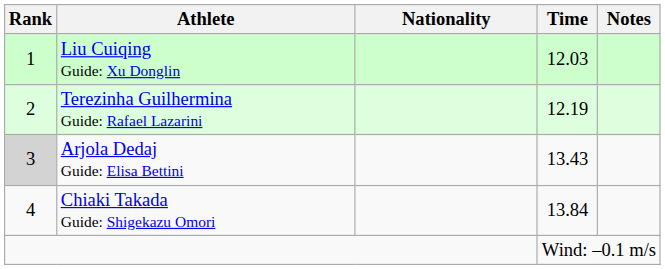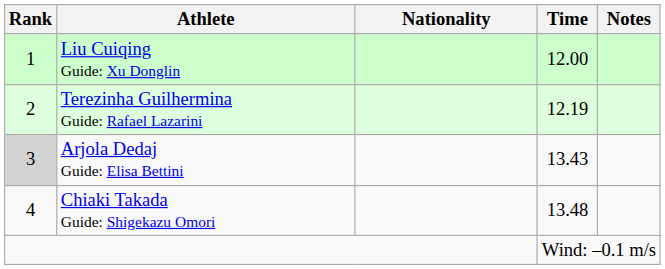(568, 59) 12.03 -> (568, 59) 12.00
(568, 210) 13.84 -> (568, 210) 13.48
